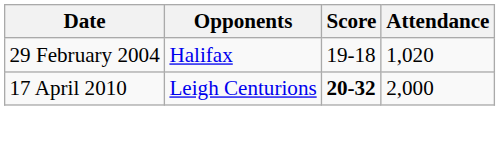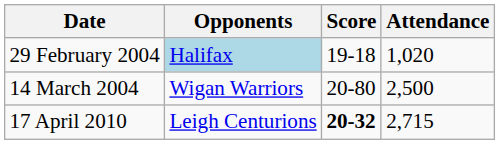(201, 54) no background -> (201, 54) lightblue background
+ row: (74, 88)
(410, 88) 2,000 -> (410, 121) 2,715
